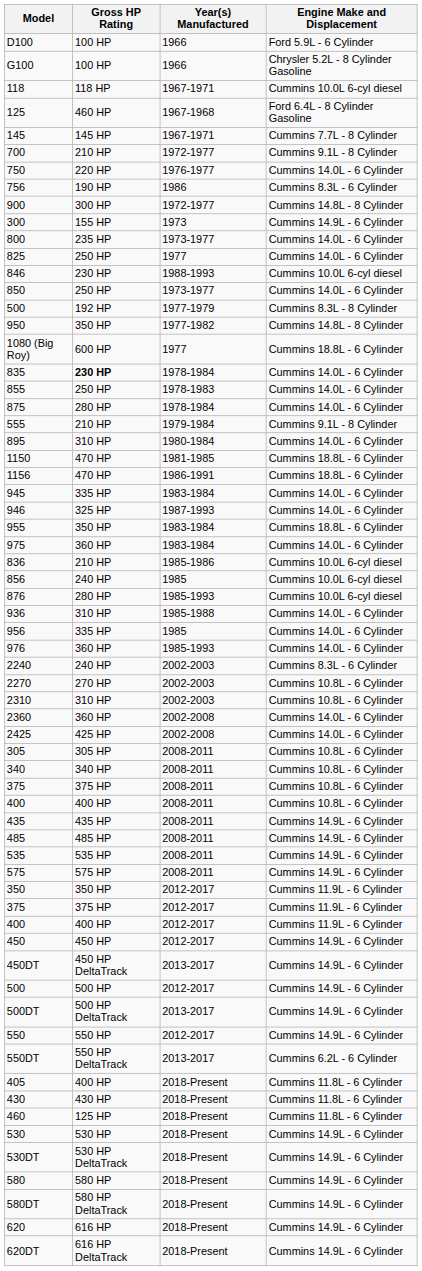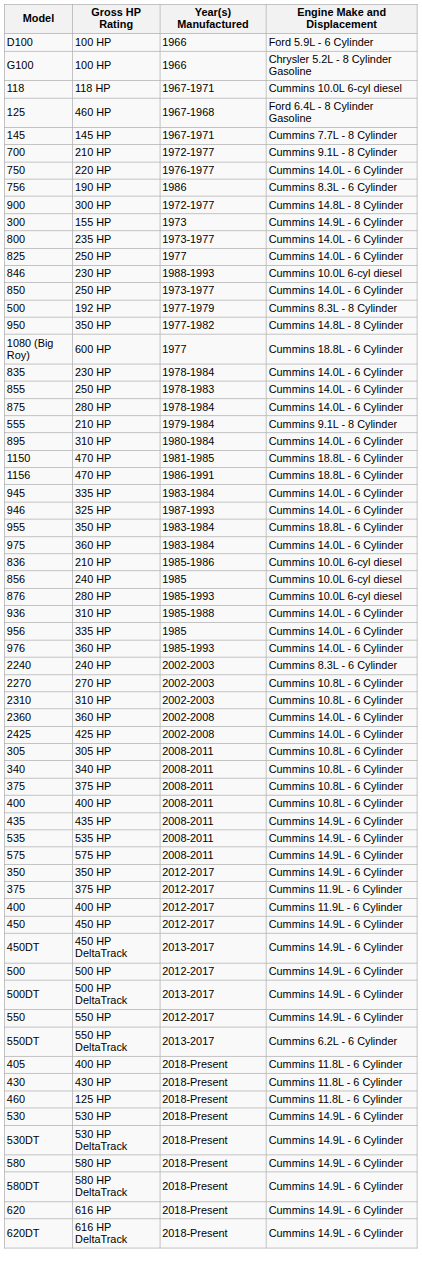(93, 372) bold -> (93, 372) normal
- row: (16, 838)
(335, 890) Cummins 11.9L - 6 Cylinder -> (336, 873) Cummins 14.9L - 6 Cylinder
